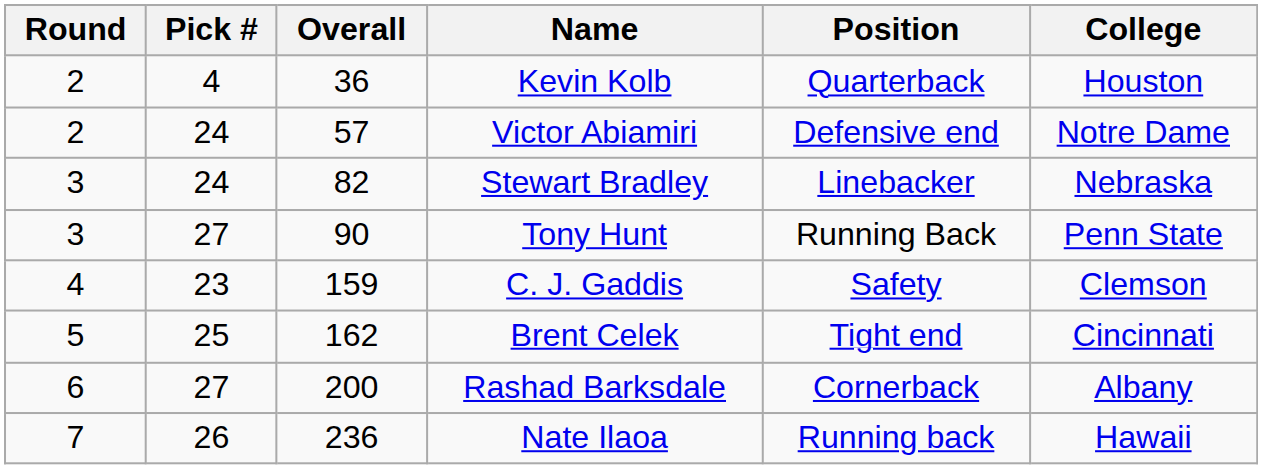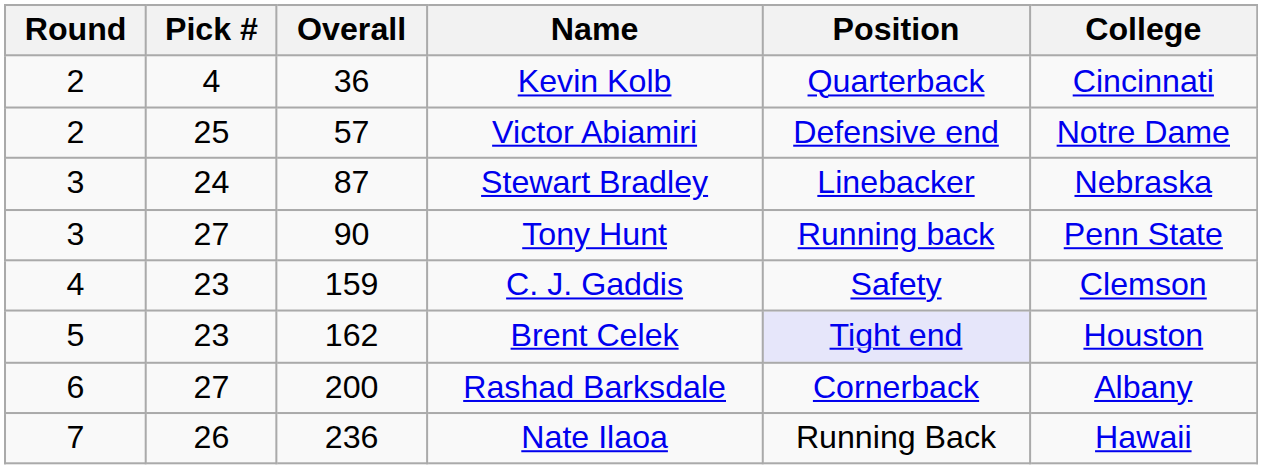(1143, 81) Houston -> (1143, 81) Cincinnati
(211, 132) 24 -> (211, 132) 25
(352, 183) 82 -> (352, 183) 87
(896, 234) Running Back -> (896, 234) Running back
(211, 336) 25 -> (211, 336) 23
(896, 336) no background -> (896, 336) lavender background
(1143, 336) Cincinnati -> (1143, 336) Houston
(896, 438) Running back -> (896, 438) Running Back
